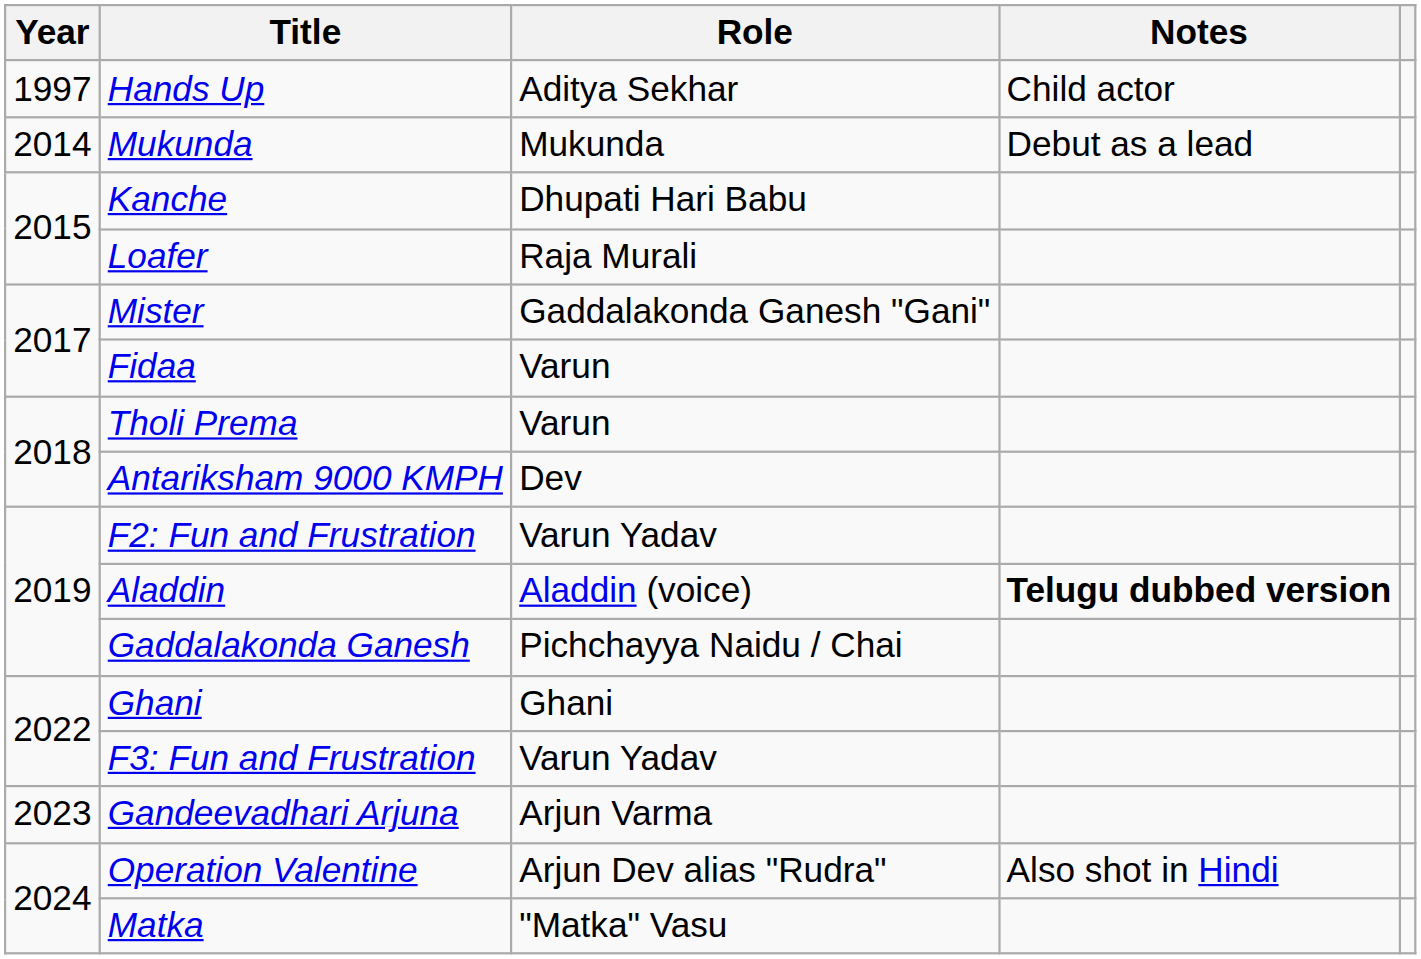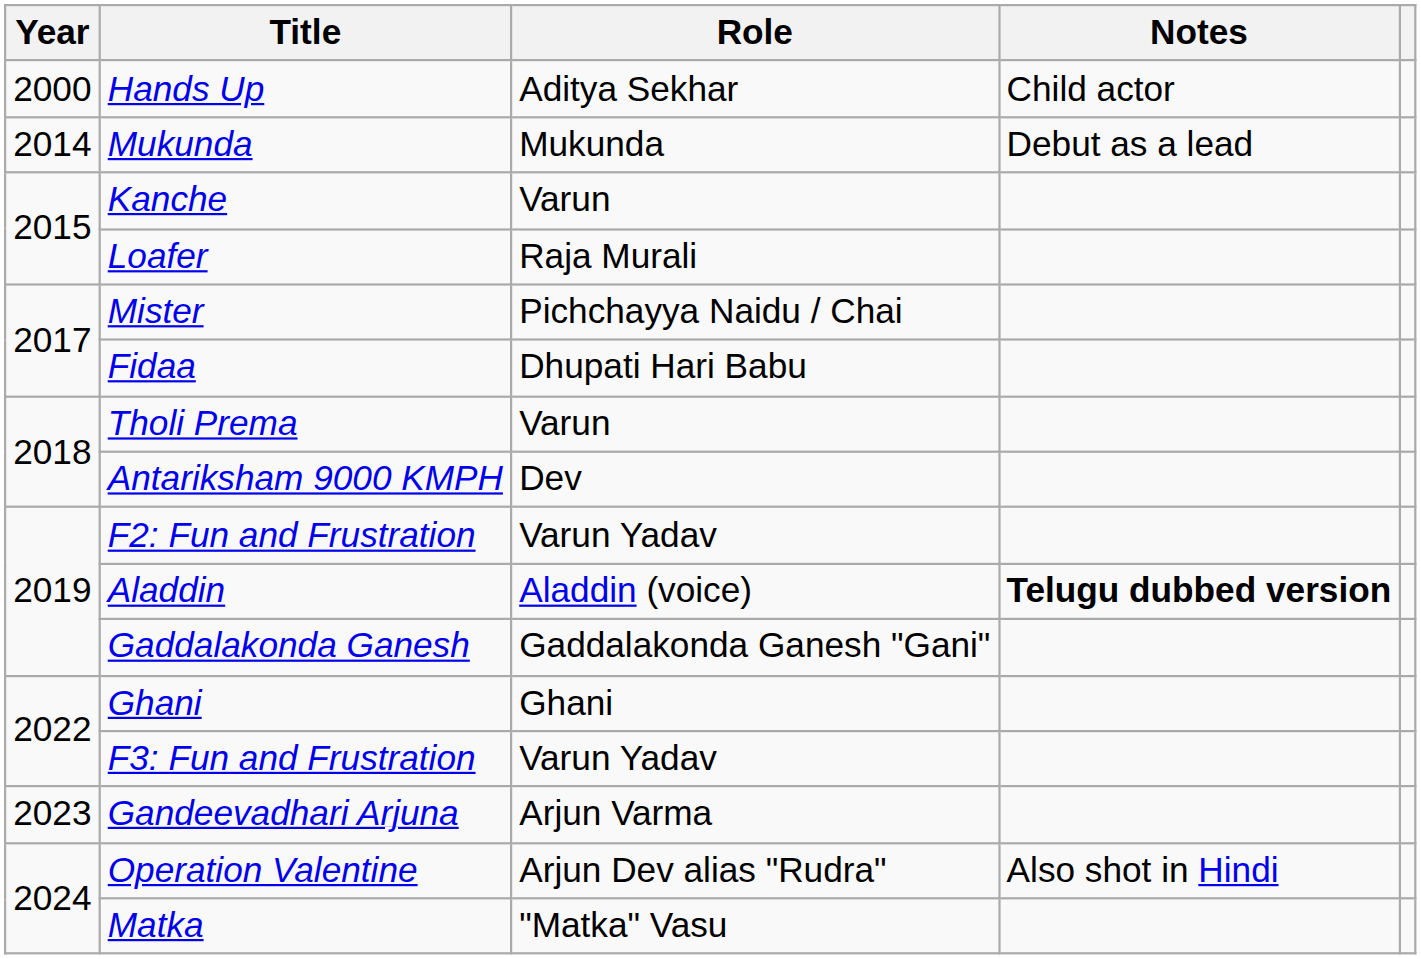(52, 88) 1997 -> (52, 88) 2000
(663, 199) Dhupati Hari Babu -> (565, 199) Varun
(755, 311) Gaddalakonda Ganesh "Gani" -> (711, 311) Pichchayya Naidu / Chai
(565, 367) Varun -> (663, 367) Dhupati Hari Babu
(711, 646) Pichchayya Naidu / Chai -> (755, 646) Gaddalakonda Ganesh "Gani"
